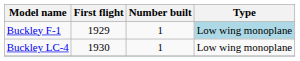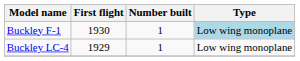(99, 30) 1929 -> (99, 30) 1930
(99, 47) 1930 -> (99, 47) 1929
